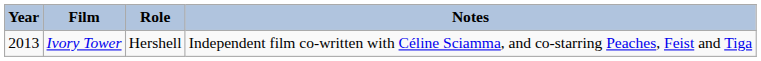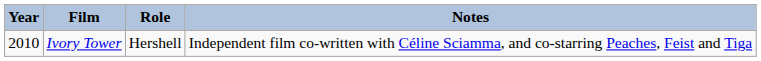(24, 43) 2013 -> (24, 43) 2010
